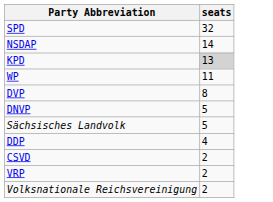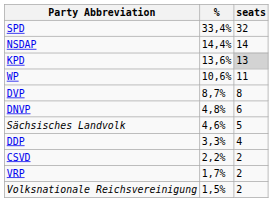+ column: (217, 12)
(205, 109) 5 -> (239, 109) 6
